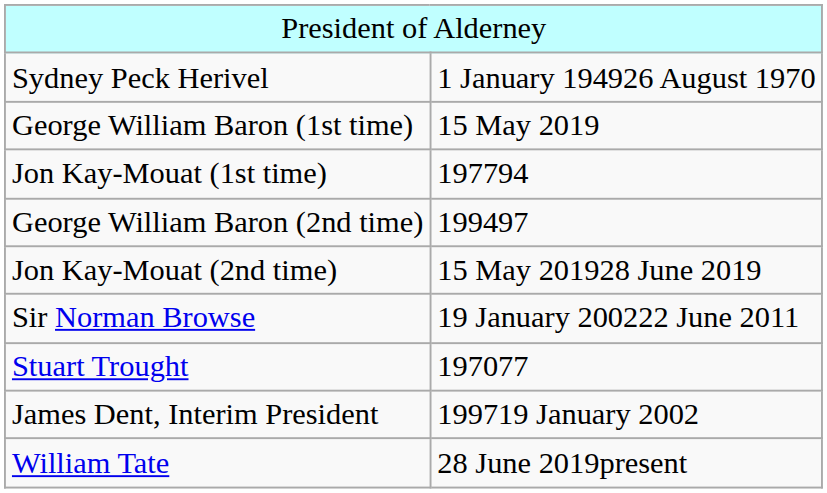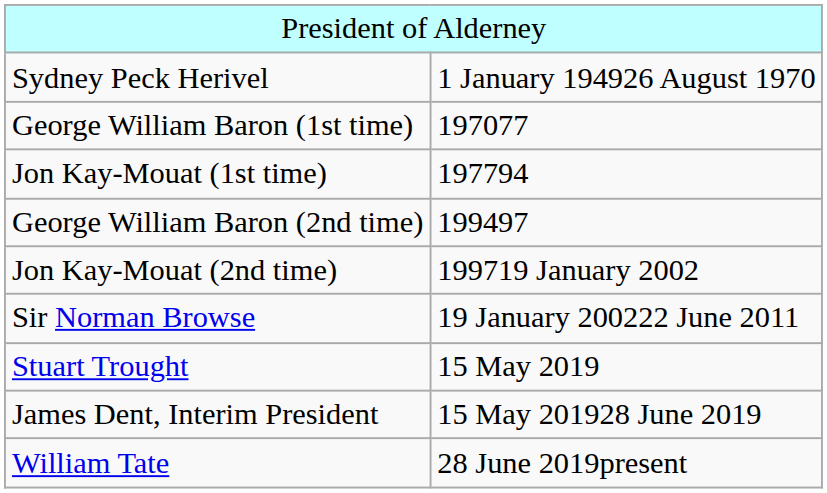(518, 125) 15 May 2019 -> (483, 125) 197077
(599, 269) 15 May 201928 June 2019 -> (568, 269) 199719 January 2002
(483, 366) 197077 -> (518, 366) 15 May 2019
(568, 414) 199719 January 2002 -> (599, 414) 15 May 201928 June 2019
